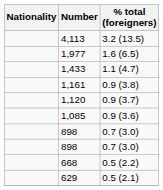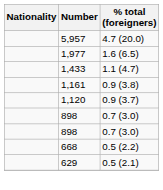+ row: (73, 38)
- row: (73, 38)
- row: (73, 116)
